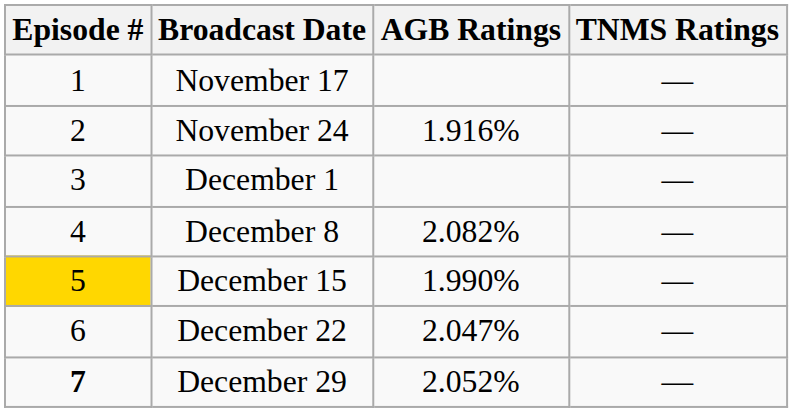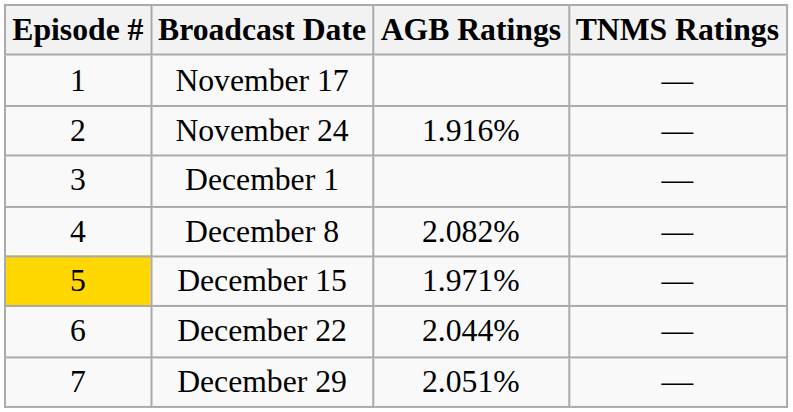(471, 280) 1.990% -> (471, 280) 1.971%
(471, 331) 2.047% -> (471, 331) 2.044%
(78, 381) bold -> (78, 381) normal
(471, 381) 2.052% -> (471, 381) 2.051%
